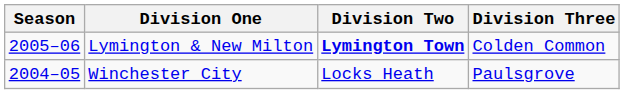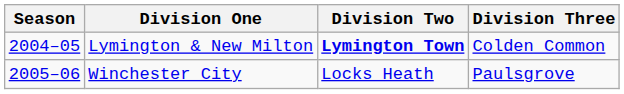(44, 46) 2005–06 -> (44, 46) 2004–05
(44, 74) 2004–05 -> (44, 74) 2005–06
